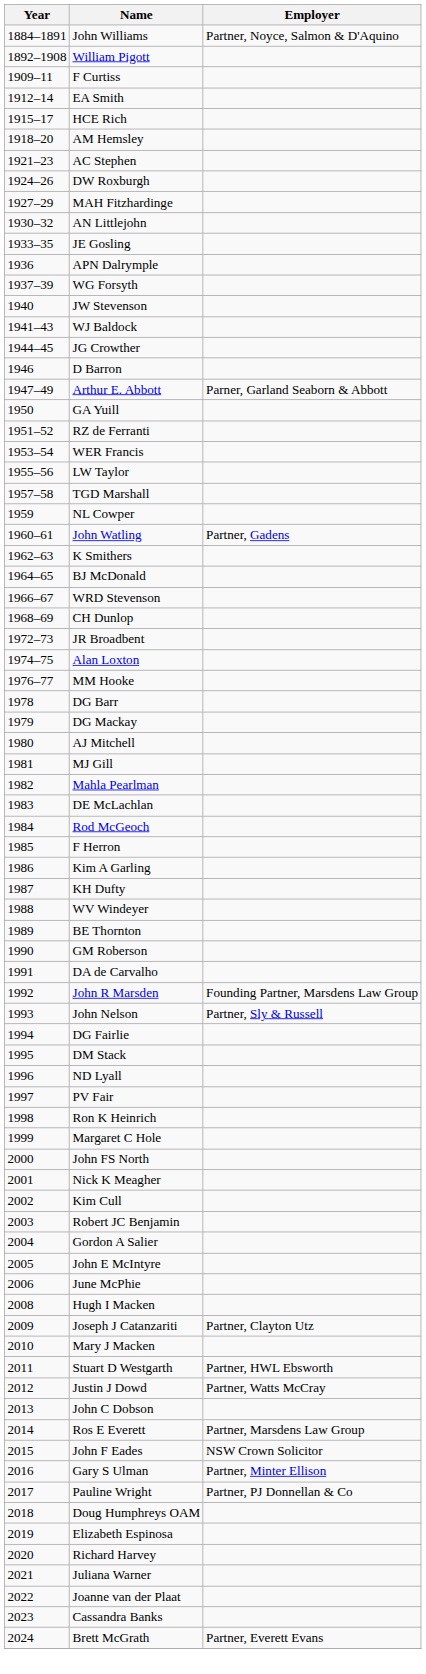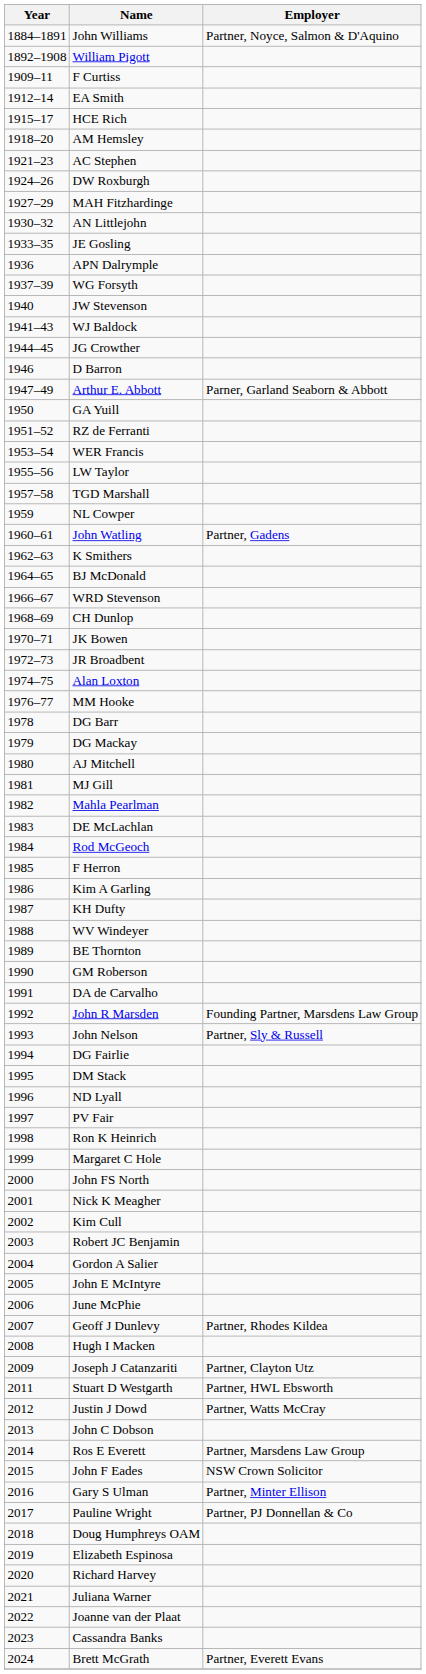+ row: (100, 639)
+ row: (116, 1325)
- row: (114, 1346)
